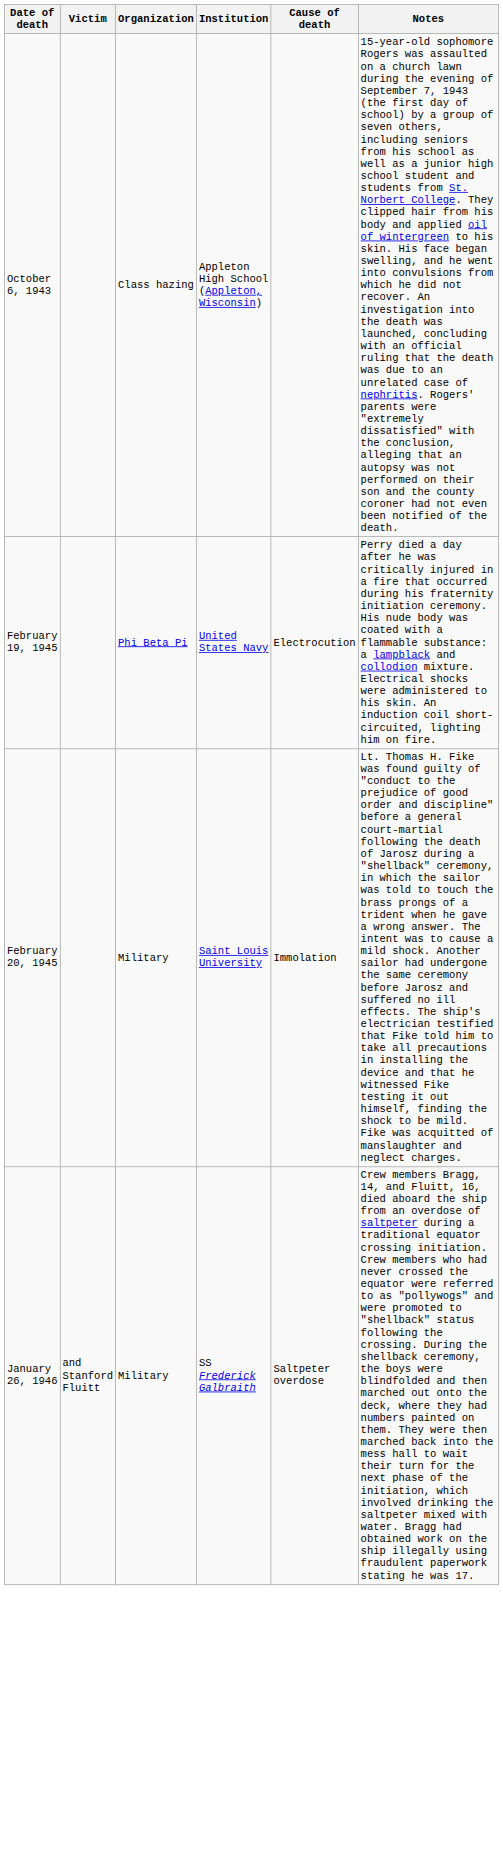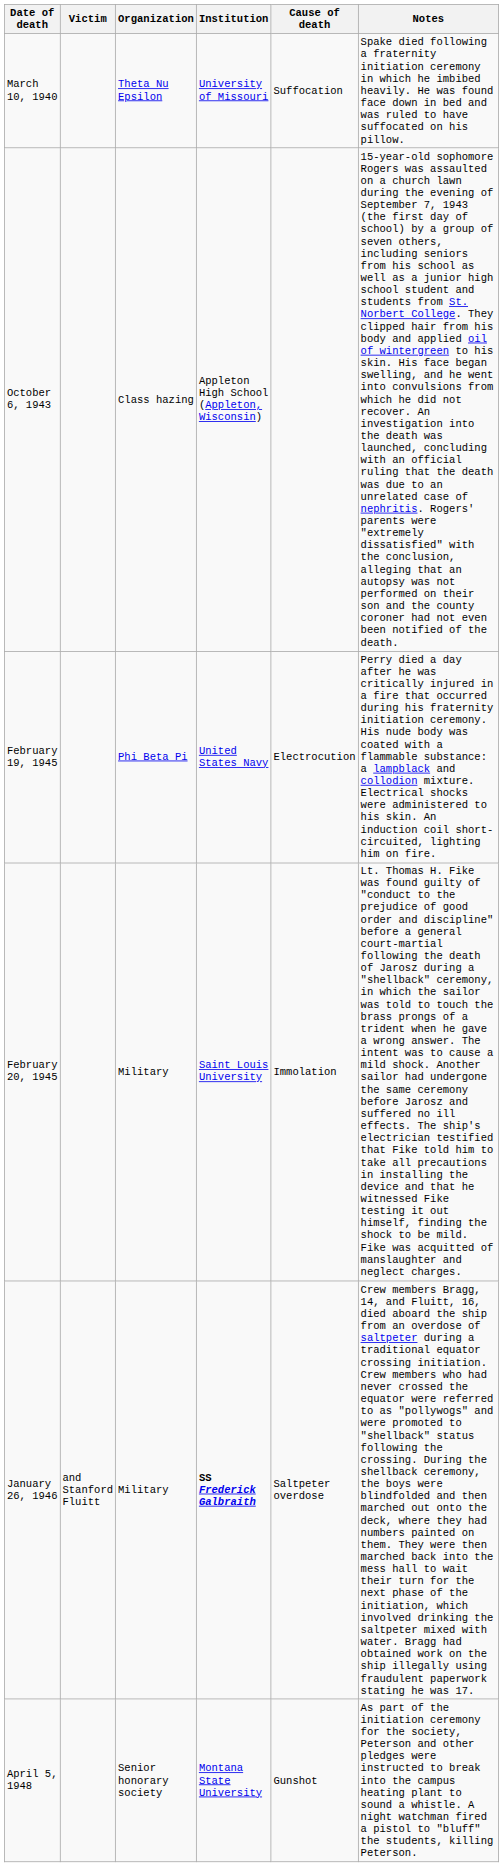+ row: (32, 91)
(227, 1376) normal -> (227, 1490) bold
+ row: (32, 1781)
